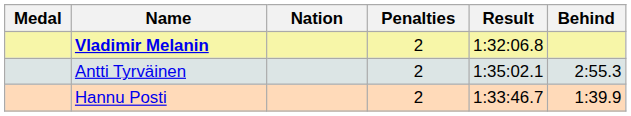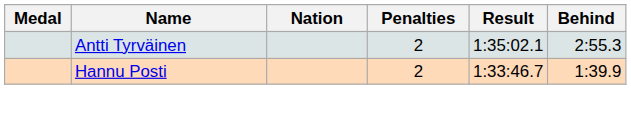- row: (142, 45)
